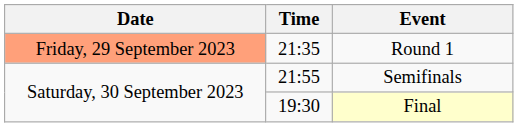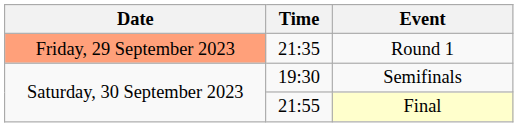(299, 77) 21:55 -> (299, 77) 19:30
(299, 106) 19:30 -> (299, 106) 21:55
